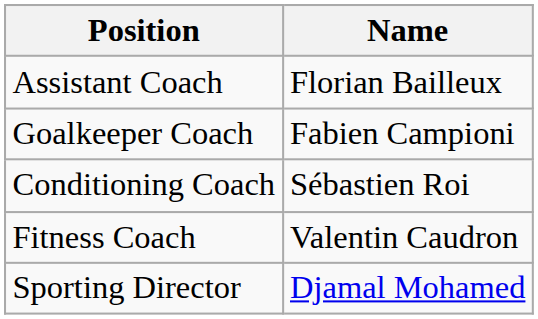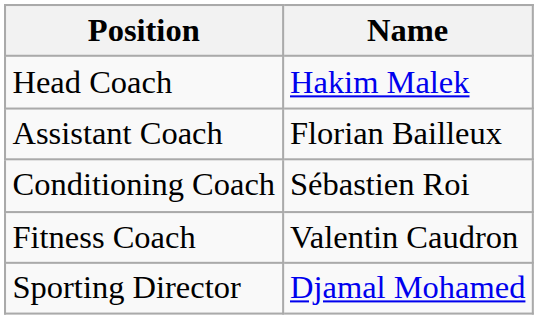+ row: (92, 81)
- row: (133, 133)
